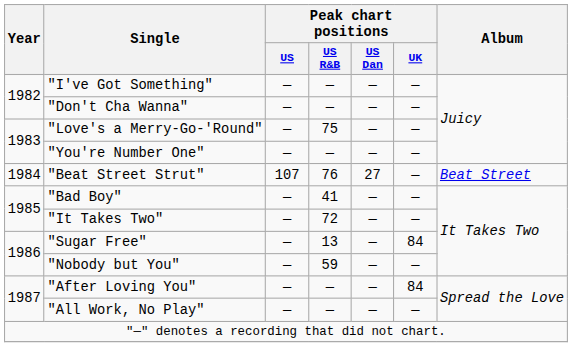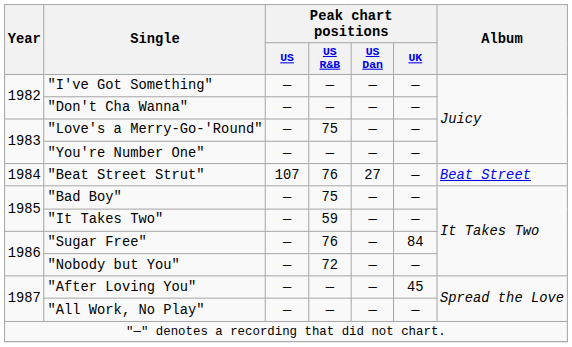(330, 197) 41 -> (330, 197) 75
(330, 220) 72 -> (330, 220) 59
(330, 242) 13 -> (330, 242) 76
(330, 265) 59 -> (330, 265) 72
(415, 287) 84 -> (415, 287) 45
